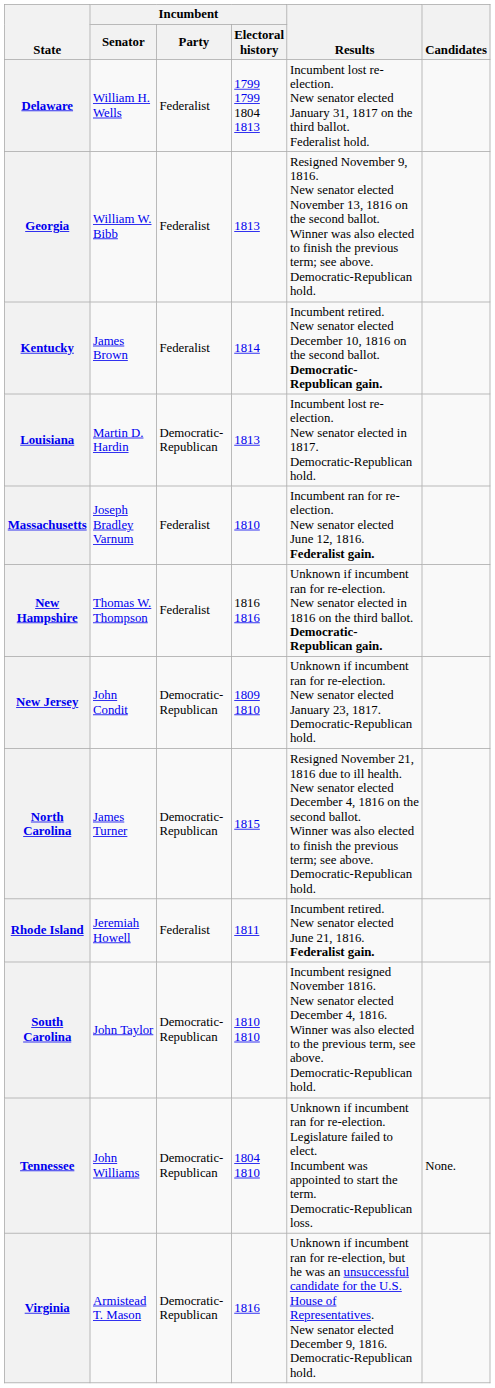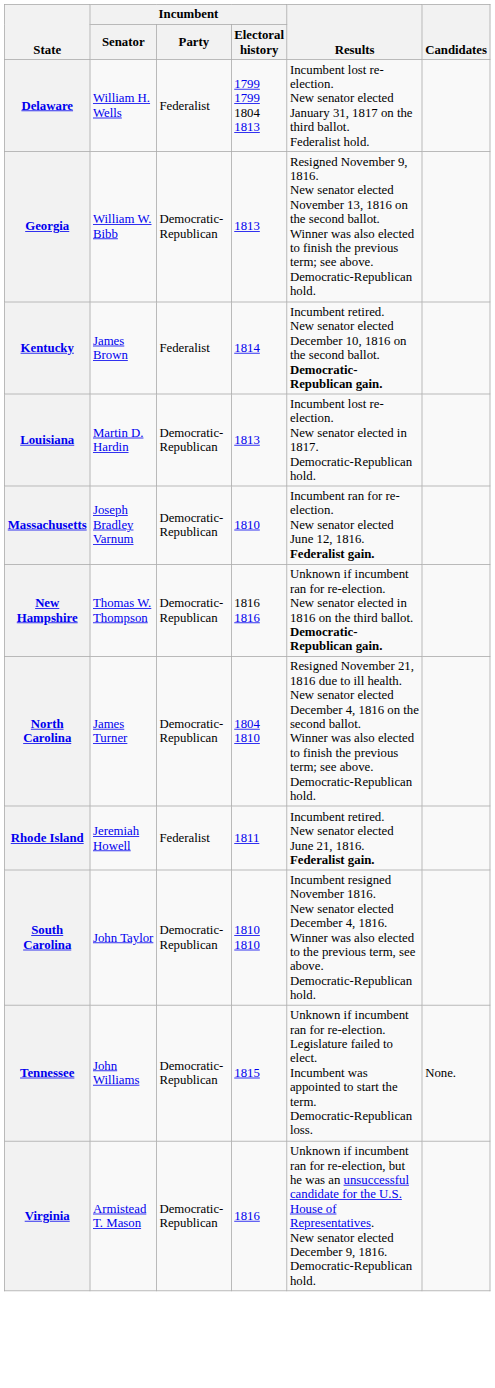(185, 226) Federalist -> (191, 226) Democratic- Republican
(185, 525) Federalist -> (191, 525) Democratic-Republican
(185, 610) Federalist -> (191, 610) Democratic- Republican
- row: (47, 702)
(247, 823) 1815 -> (247, 731) 1804 1810
(191, 1029) Democratic-Republican -> (191, 937) Democratic- Republican
(247, 1165) 1804 1810 -> (247, 1073) 1815
